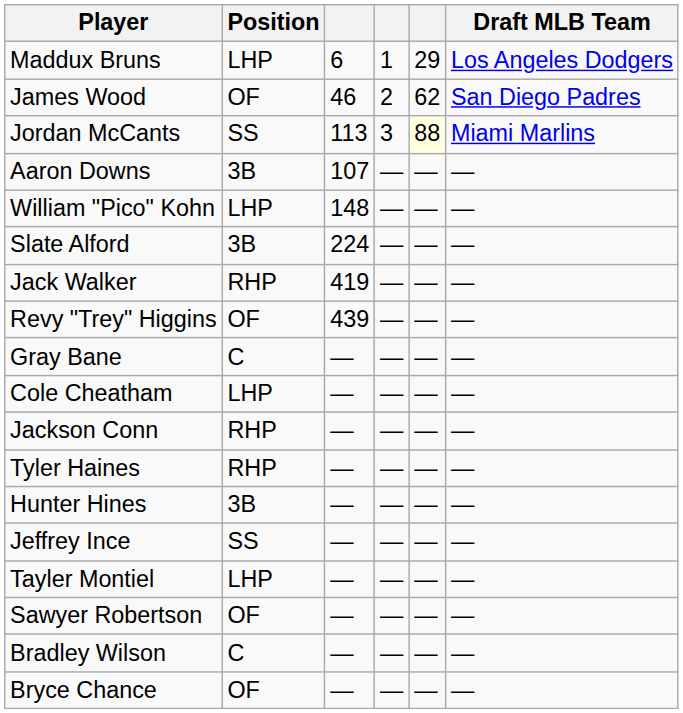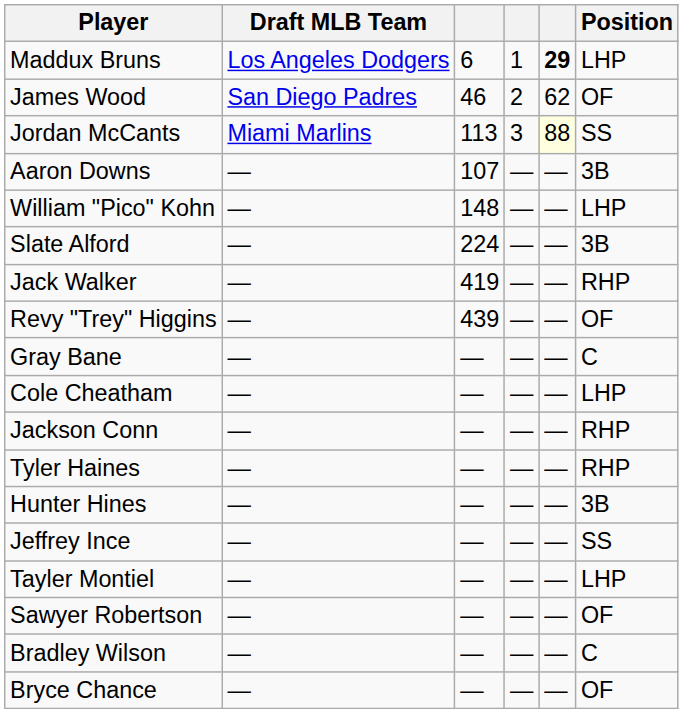columns swapped: (273, 23) <-> (562, 23)
(427, 60) normal -> (557, 60) bold
